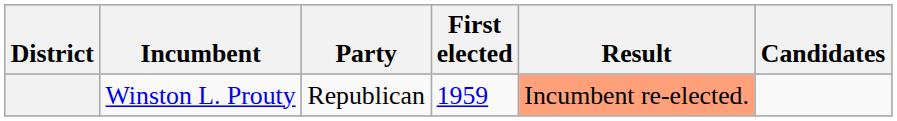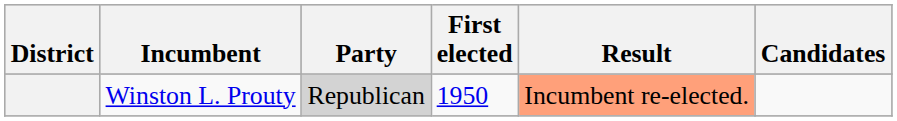(366, 94) no background -> (366, 94) lightgrey background
(462, 94) 1959 -> (462, 94) 1950
